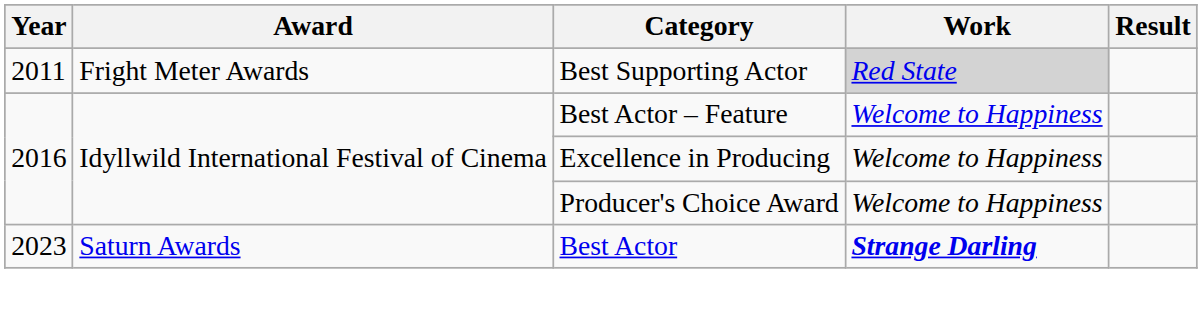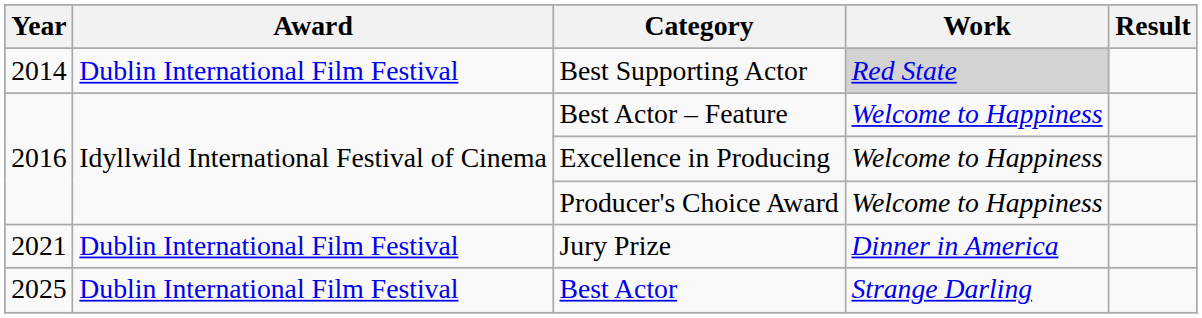(38, 70) 2011 -> (39, 70) 2014
(194, 70) Fright Meter Awards -> (269, 70) Dublin International Film Festival
+ row: (615, 245)
(39, 245) 2023 -> (39, 289) 2025
(160, 245) Saturn Awards -> (269, 289) Dublin International Film Festival
(944, 245) bold -> (942, 289) normal
